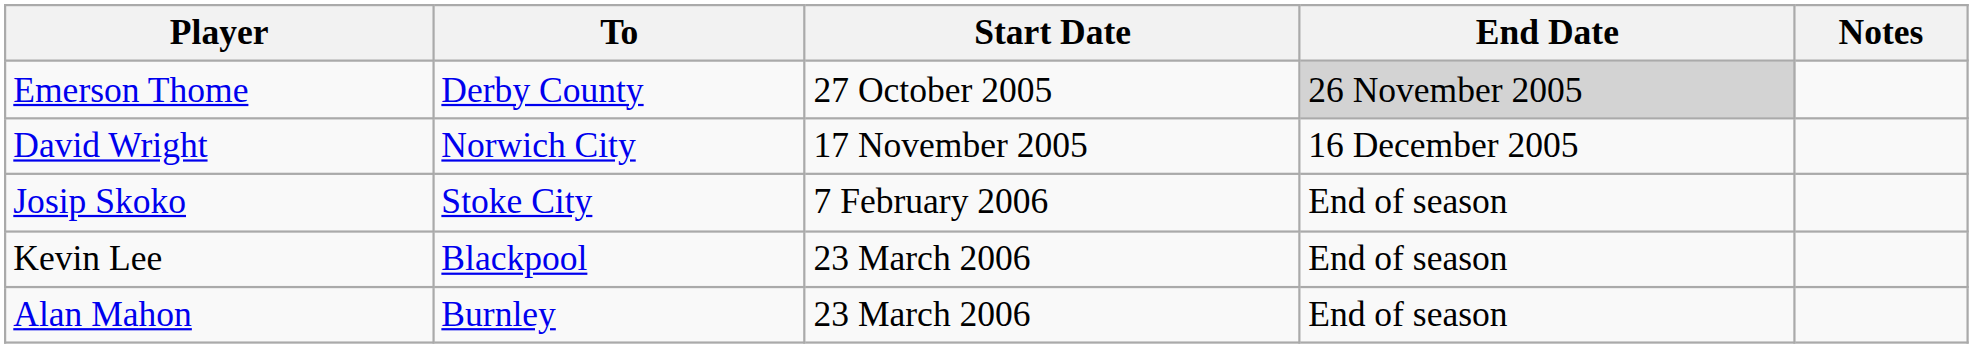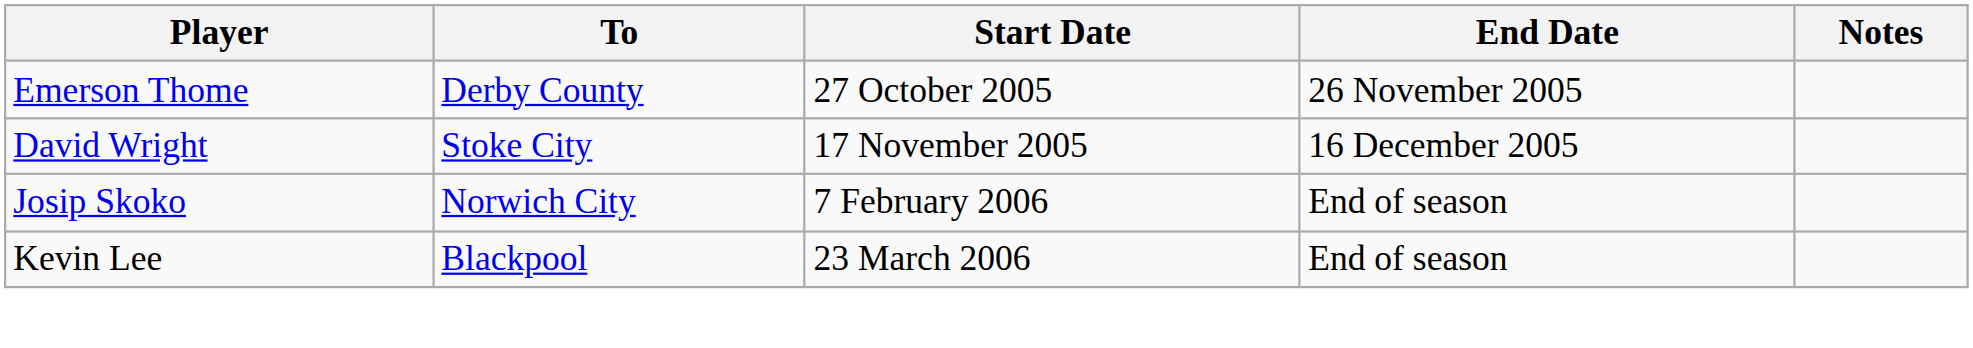(1445, 88) lightgrey background -> (1445, 88) no background
(539, 145) Norwich City -> (517, 145) Stoke City
(517, 201) Stoke City -> (539, 201) Norwich City
- row: (103, 314)
